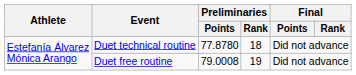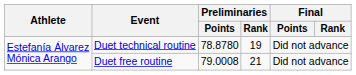(220, 45) 77.8780 -> (220, 45) 78.8780
(256, 45) 18 -> (256, 45) 19
(256, 62) 19 -> (256, 62) 21
